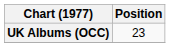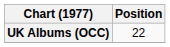(139, 33) 23 -> (139, 33) 22
